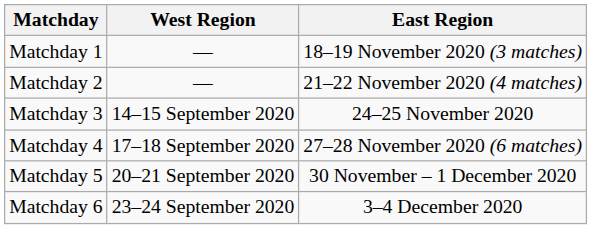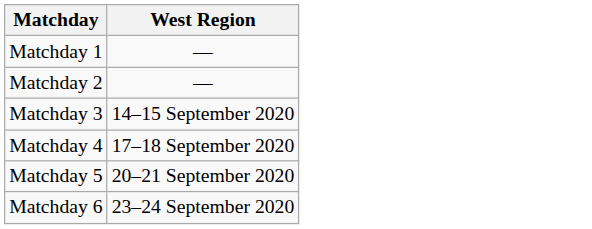- column: (443, 20)
